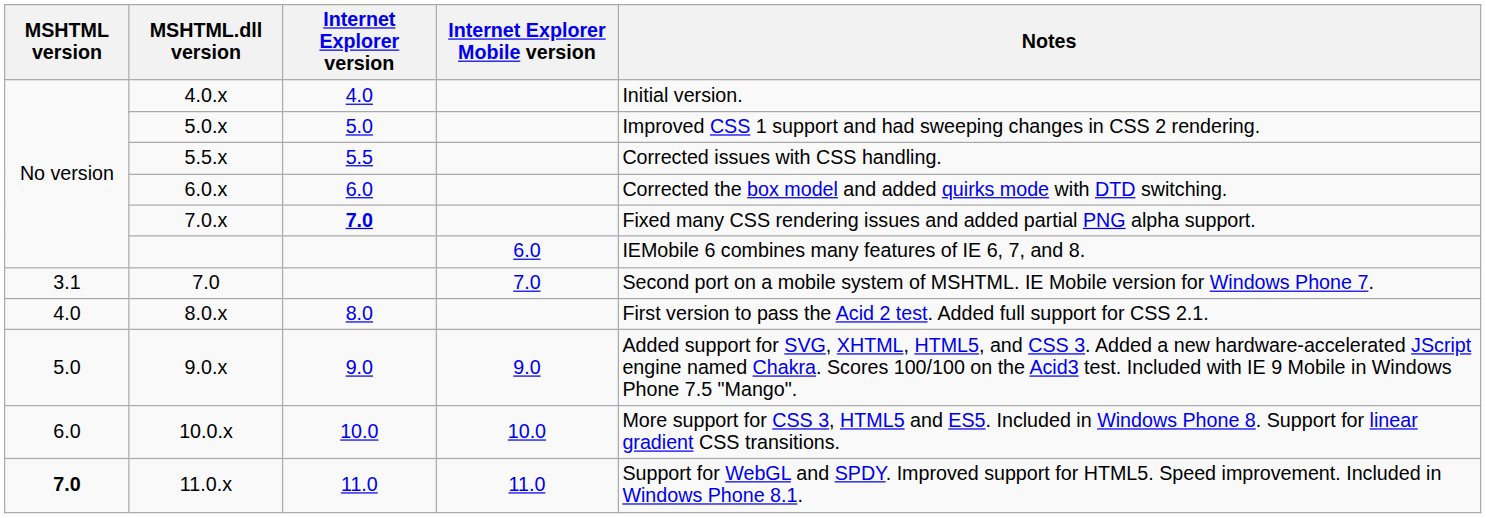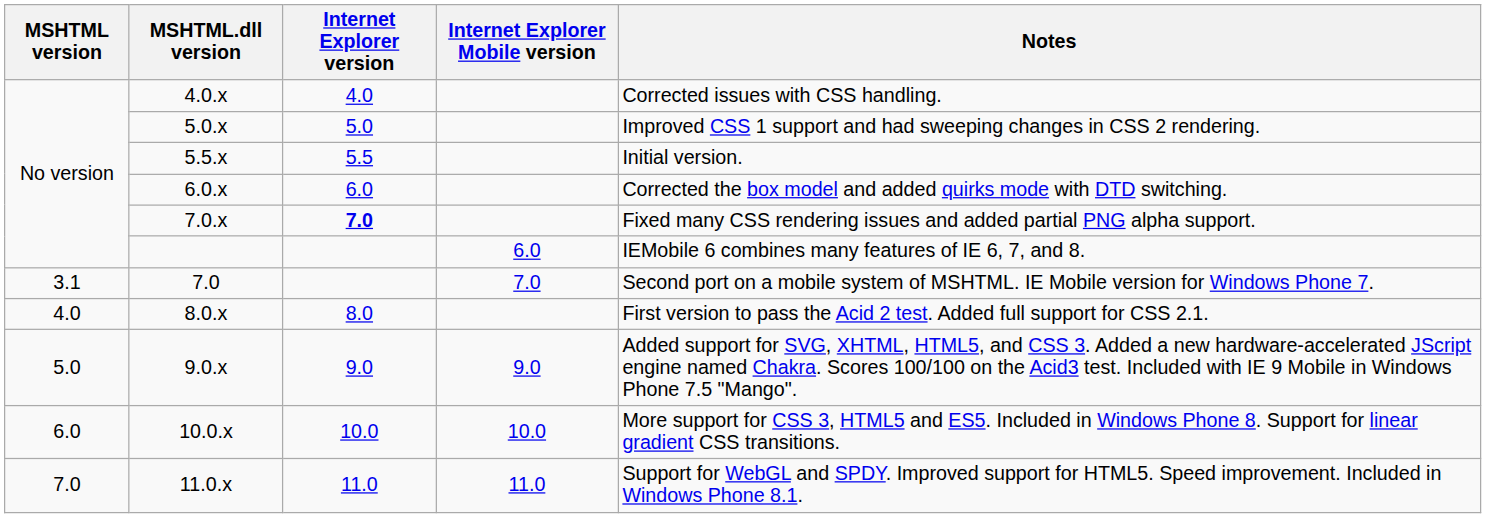(683, 95) Initial version. -> (782, 95) Corrected issues with CSS handling.
(782, 158) Corrected issues with CSS handling. -> (683, 158) Initial version.
(67, 485) bold -> (67, 485) normal
